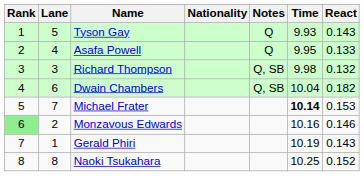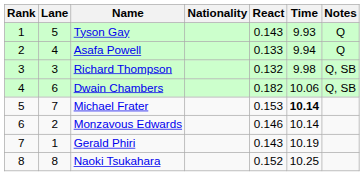columns swapped: (341, 13) <-> (269, 13)
(305, 50) 9.95 -> (304, 50) 9.94
(305, 87) 10.04 -> (304, 87) 10.06
(21, 124) lightgreen background -> (21, 124) no background
(305, 124) 10.16 -> (304, 124) 10.14
